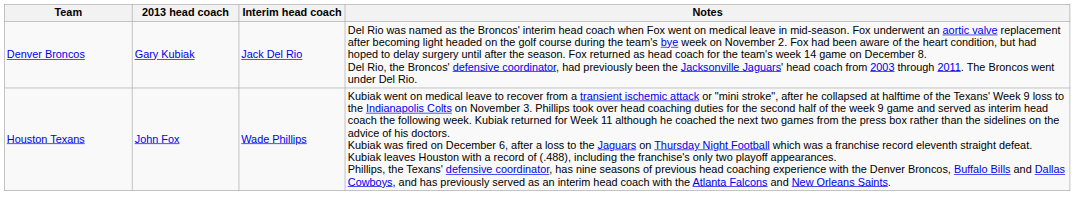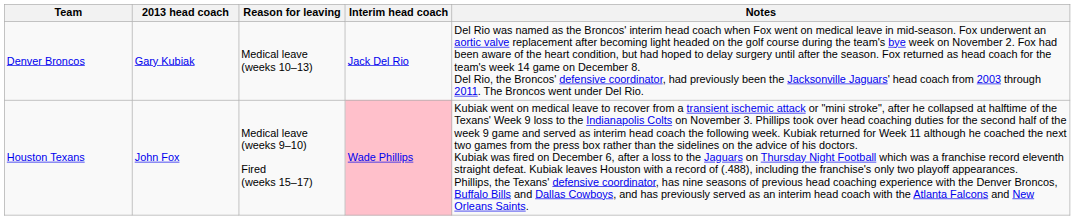+ column: (292, 13)
(274, 139) no background -> (381, 157) pink background
